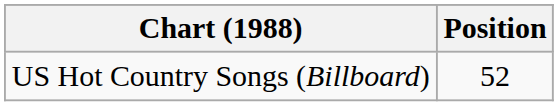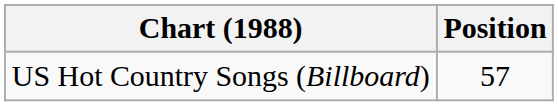(495, 75) 52 -> (495, 75) 57
